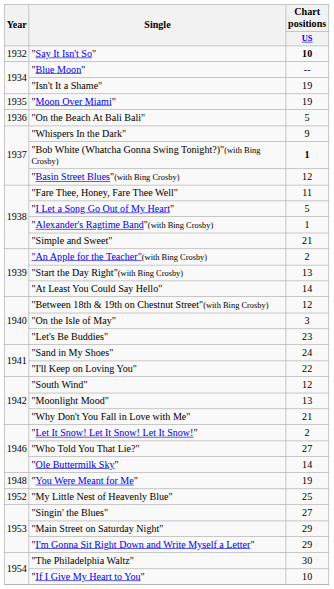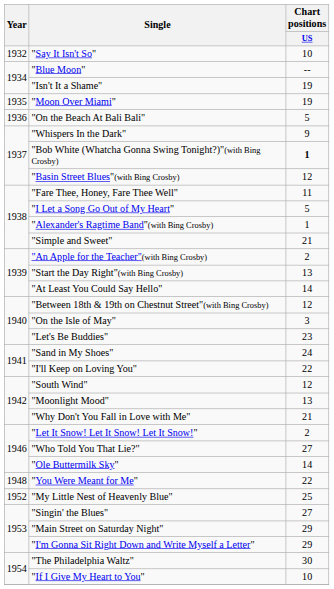(307, 53) bold -> (307, 53) normal
(307, 480) 19 -> (307, 480) 22
